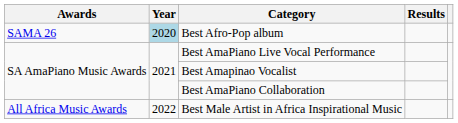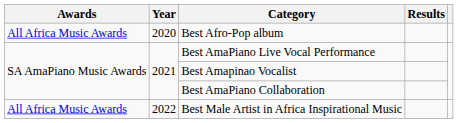(32, 33) SAMA 26 -> (67, 33) All Africa Music Awards
(164, 33) lightblue background -> (164, 33) no background
